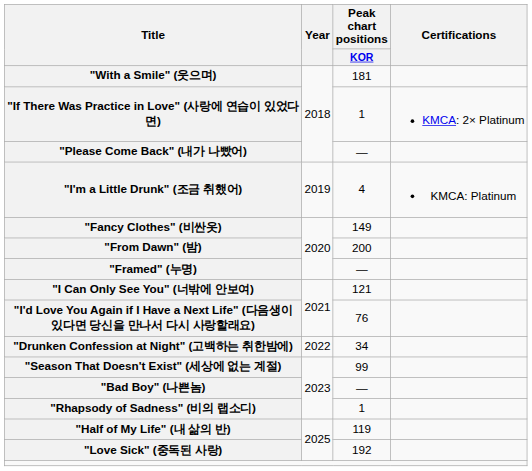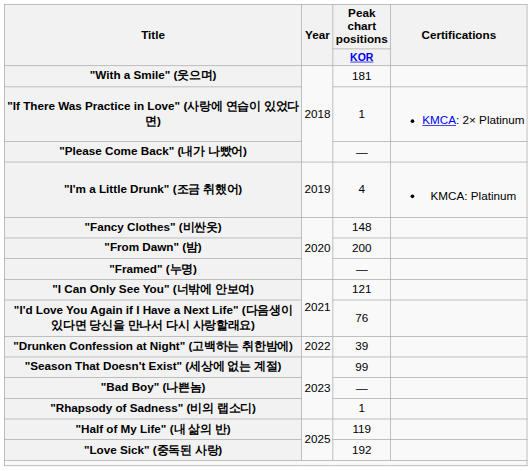(362, 227) 149 -> (362, 227) 148
(362, 346) 34 -> (362, 346) 39
